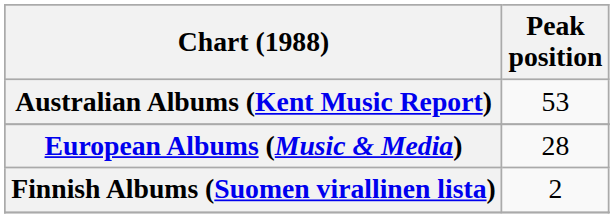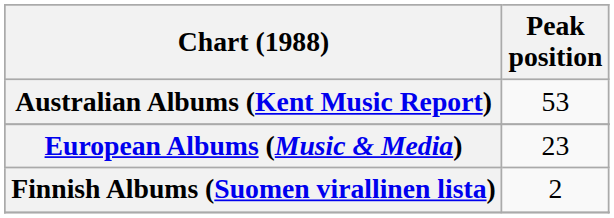(555, 145) 28 -> (555, 145) 23
